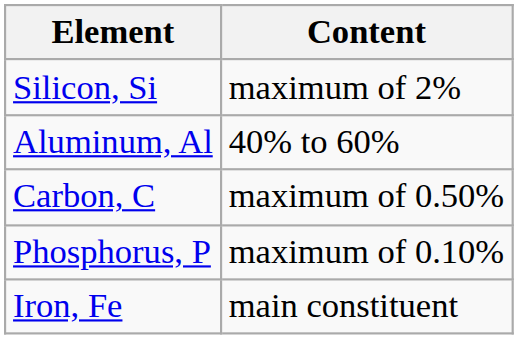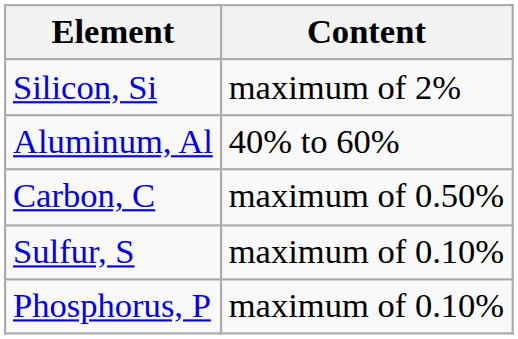+ row: (74, 251)
- row: (68, 305)
